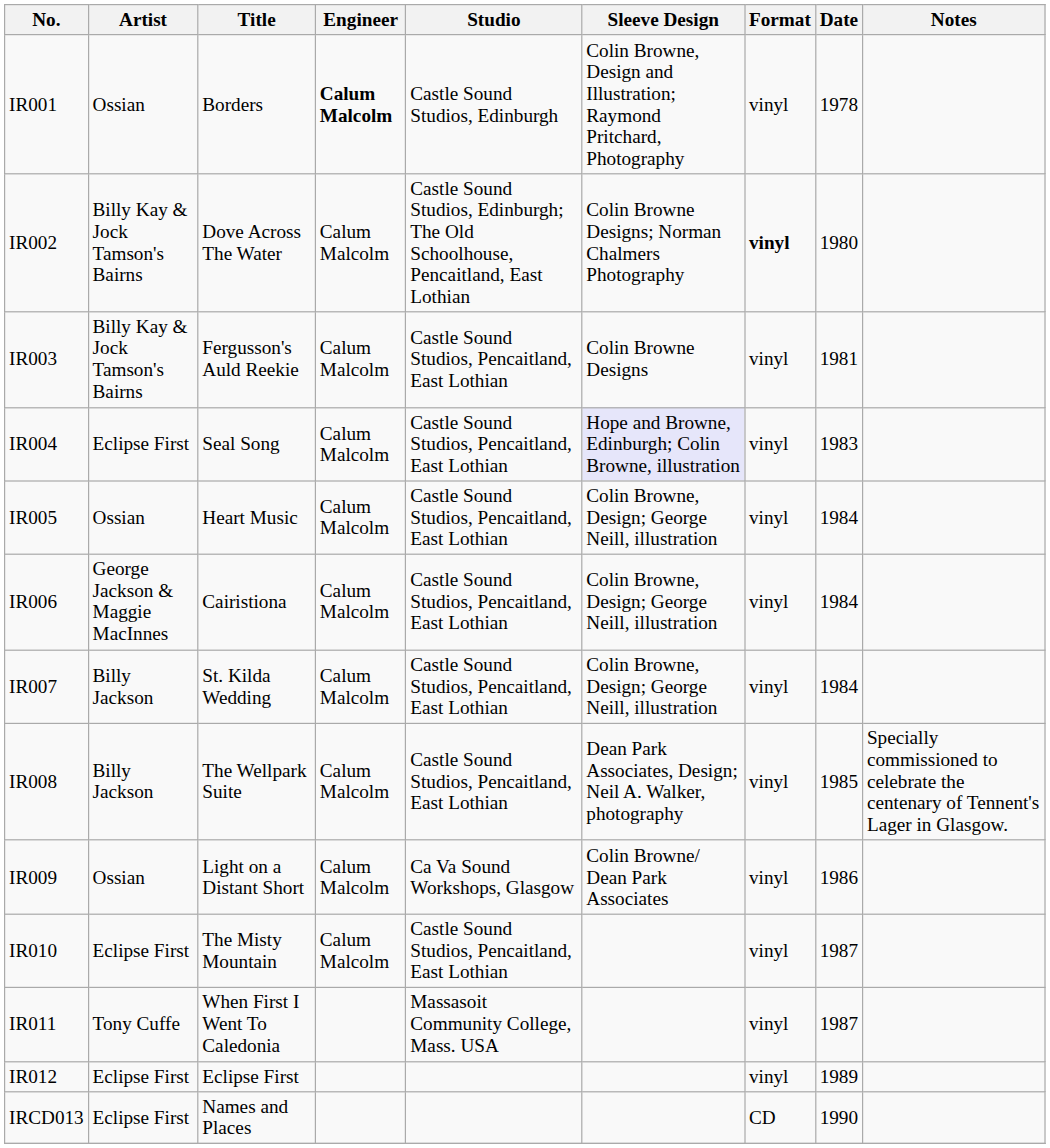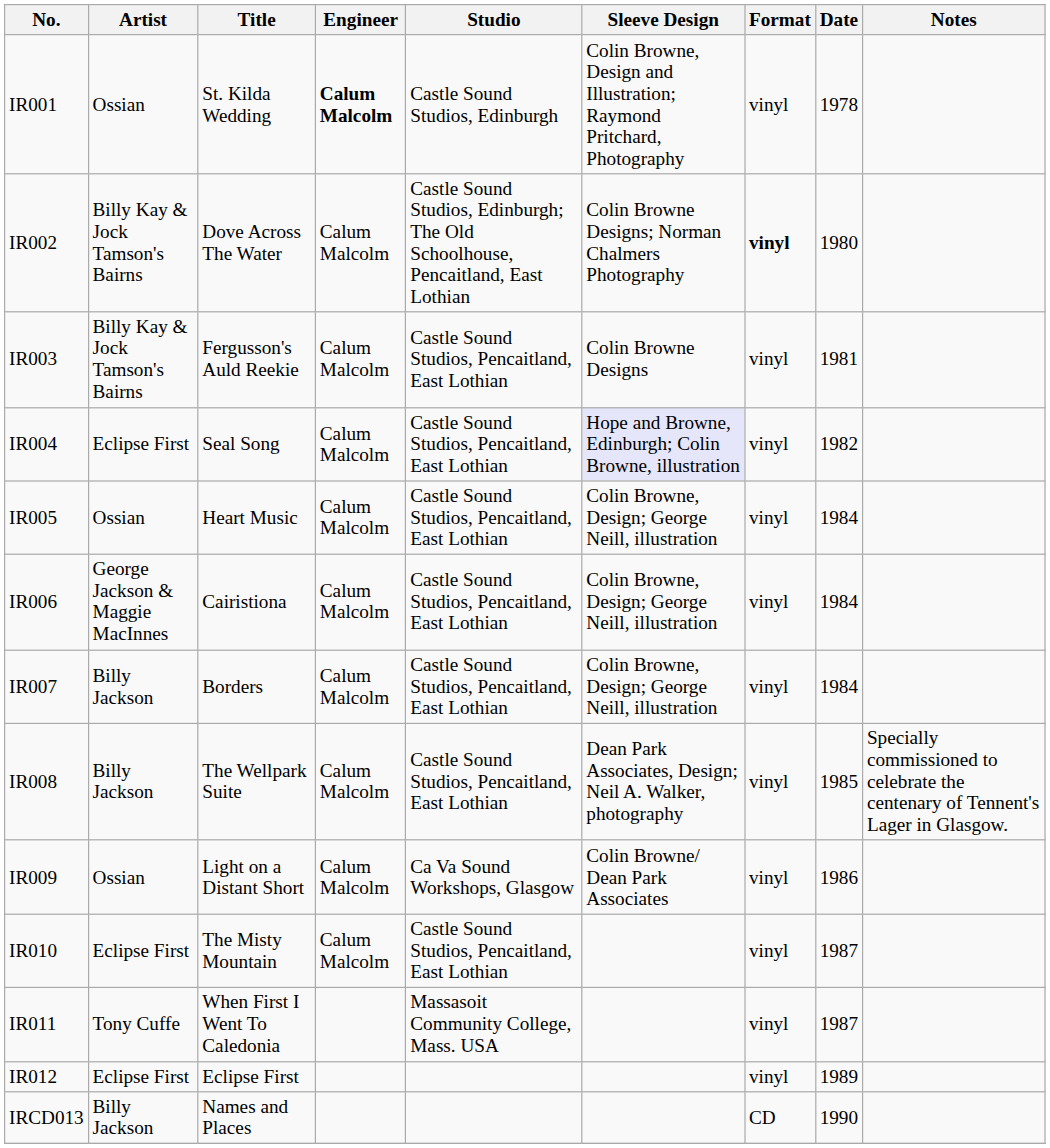(233, 104) Borders -> (237, 104) St. Kilda Wedding
(839, 443) 1983 -> (839, 443) 1982
(237, 686) St. Kilda Wedding -> (233, 686) Borders
(141, 1117) Eclipse First -> (123, 1117) Billy Jackson
